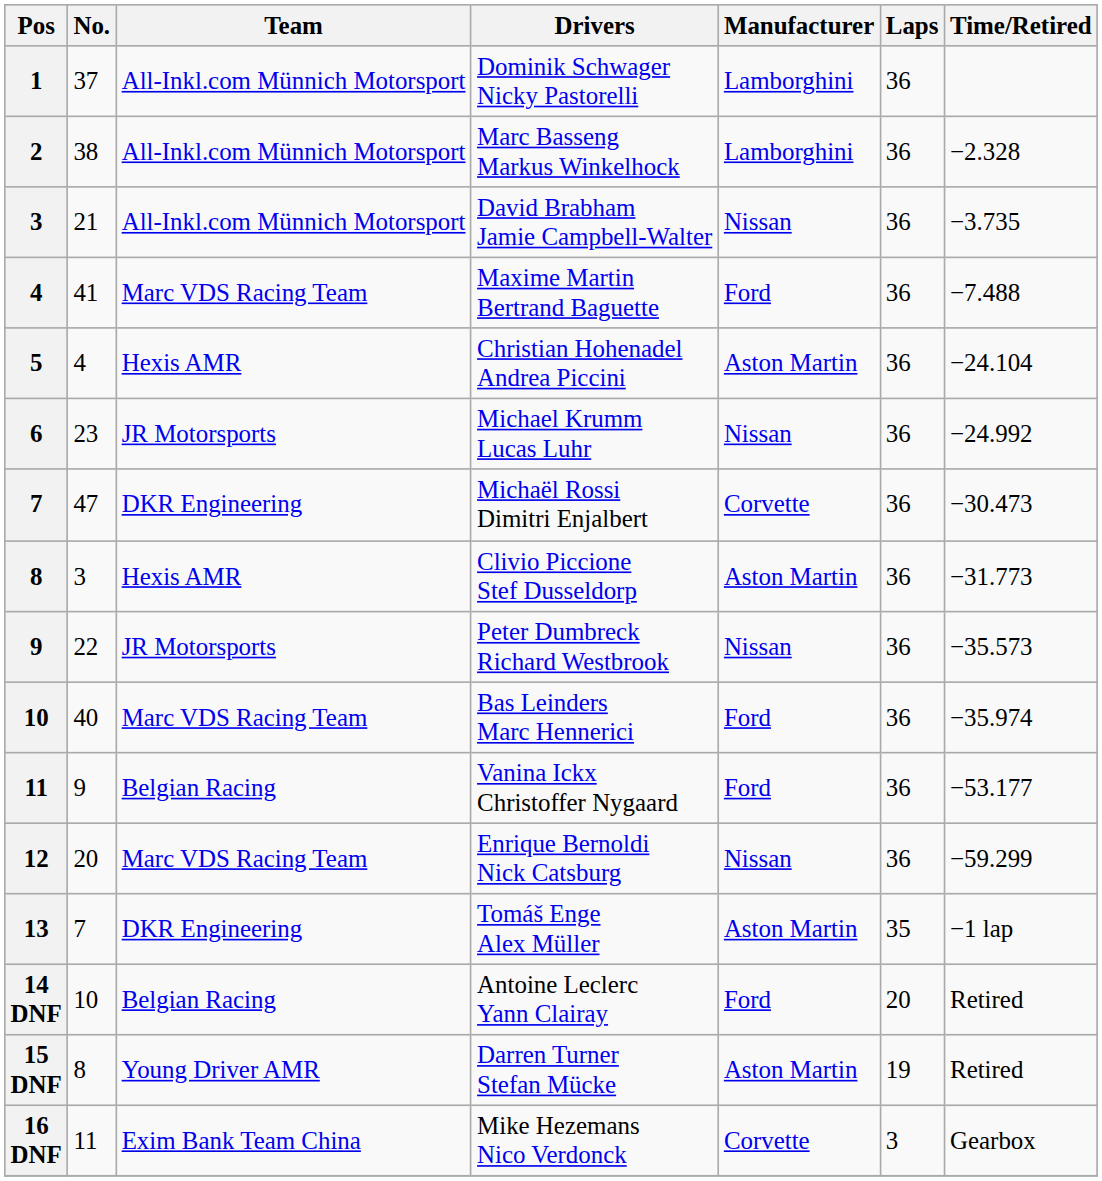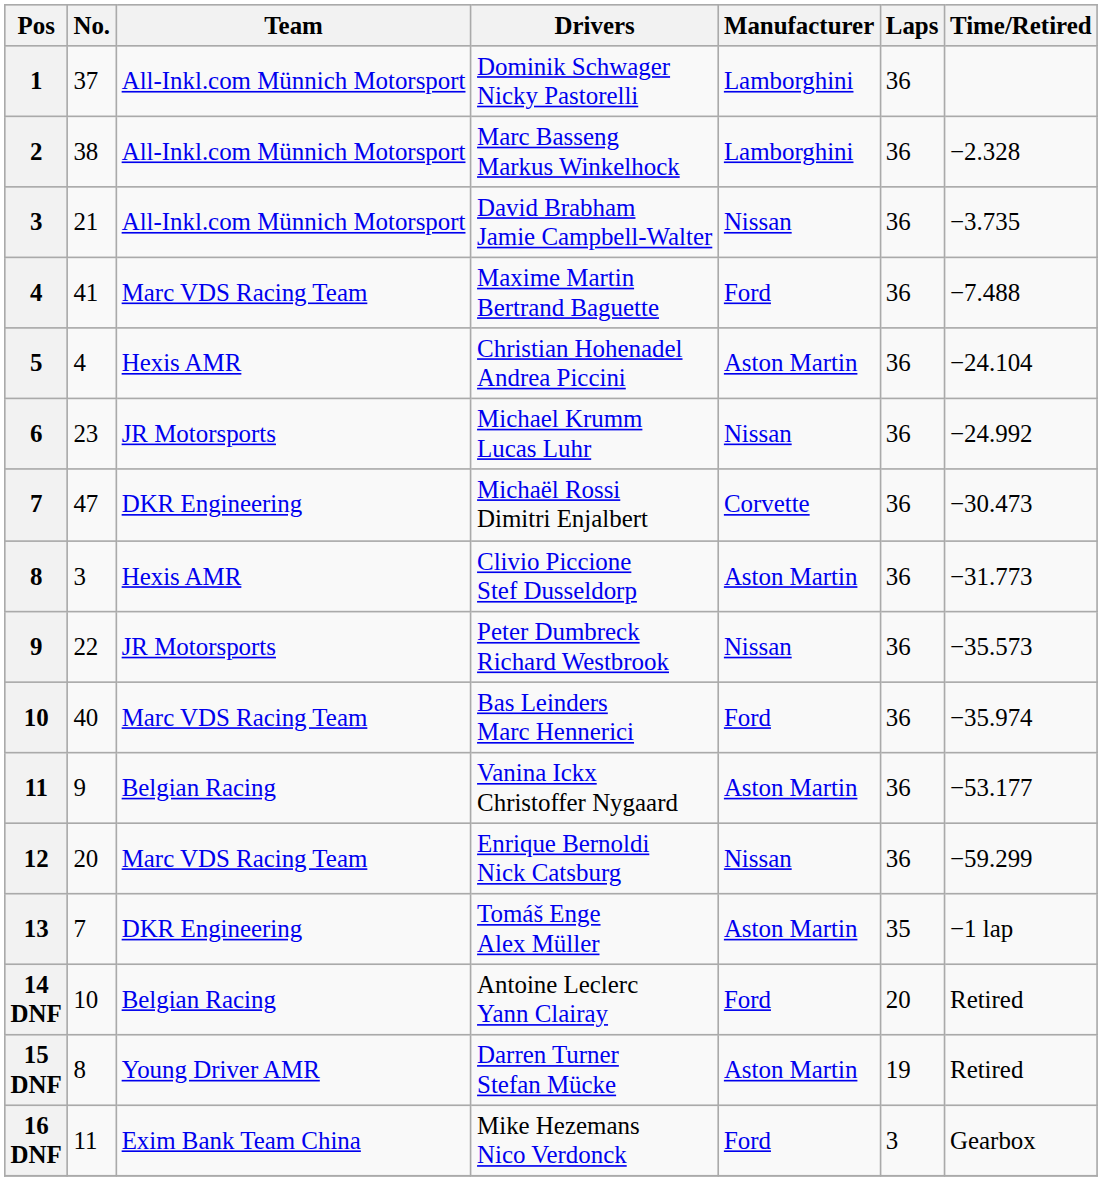(747, 787) Ford -> (791, 787) Aston Martin
(767, 1140) Corvette -> (747, 1140) Ford
